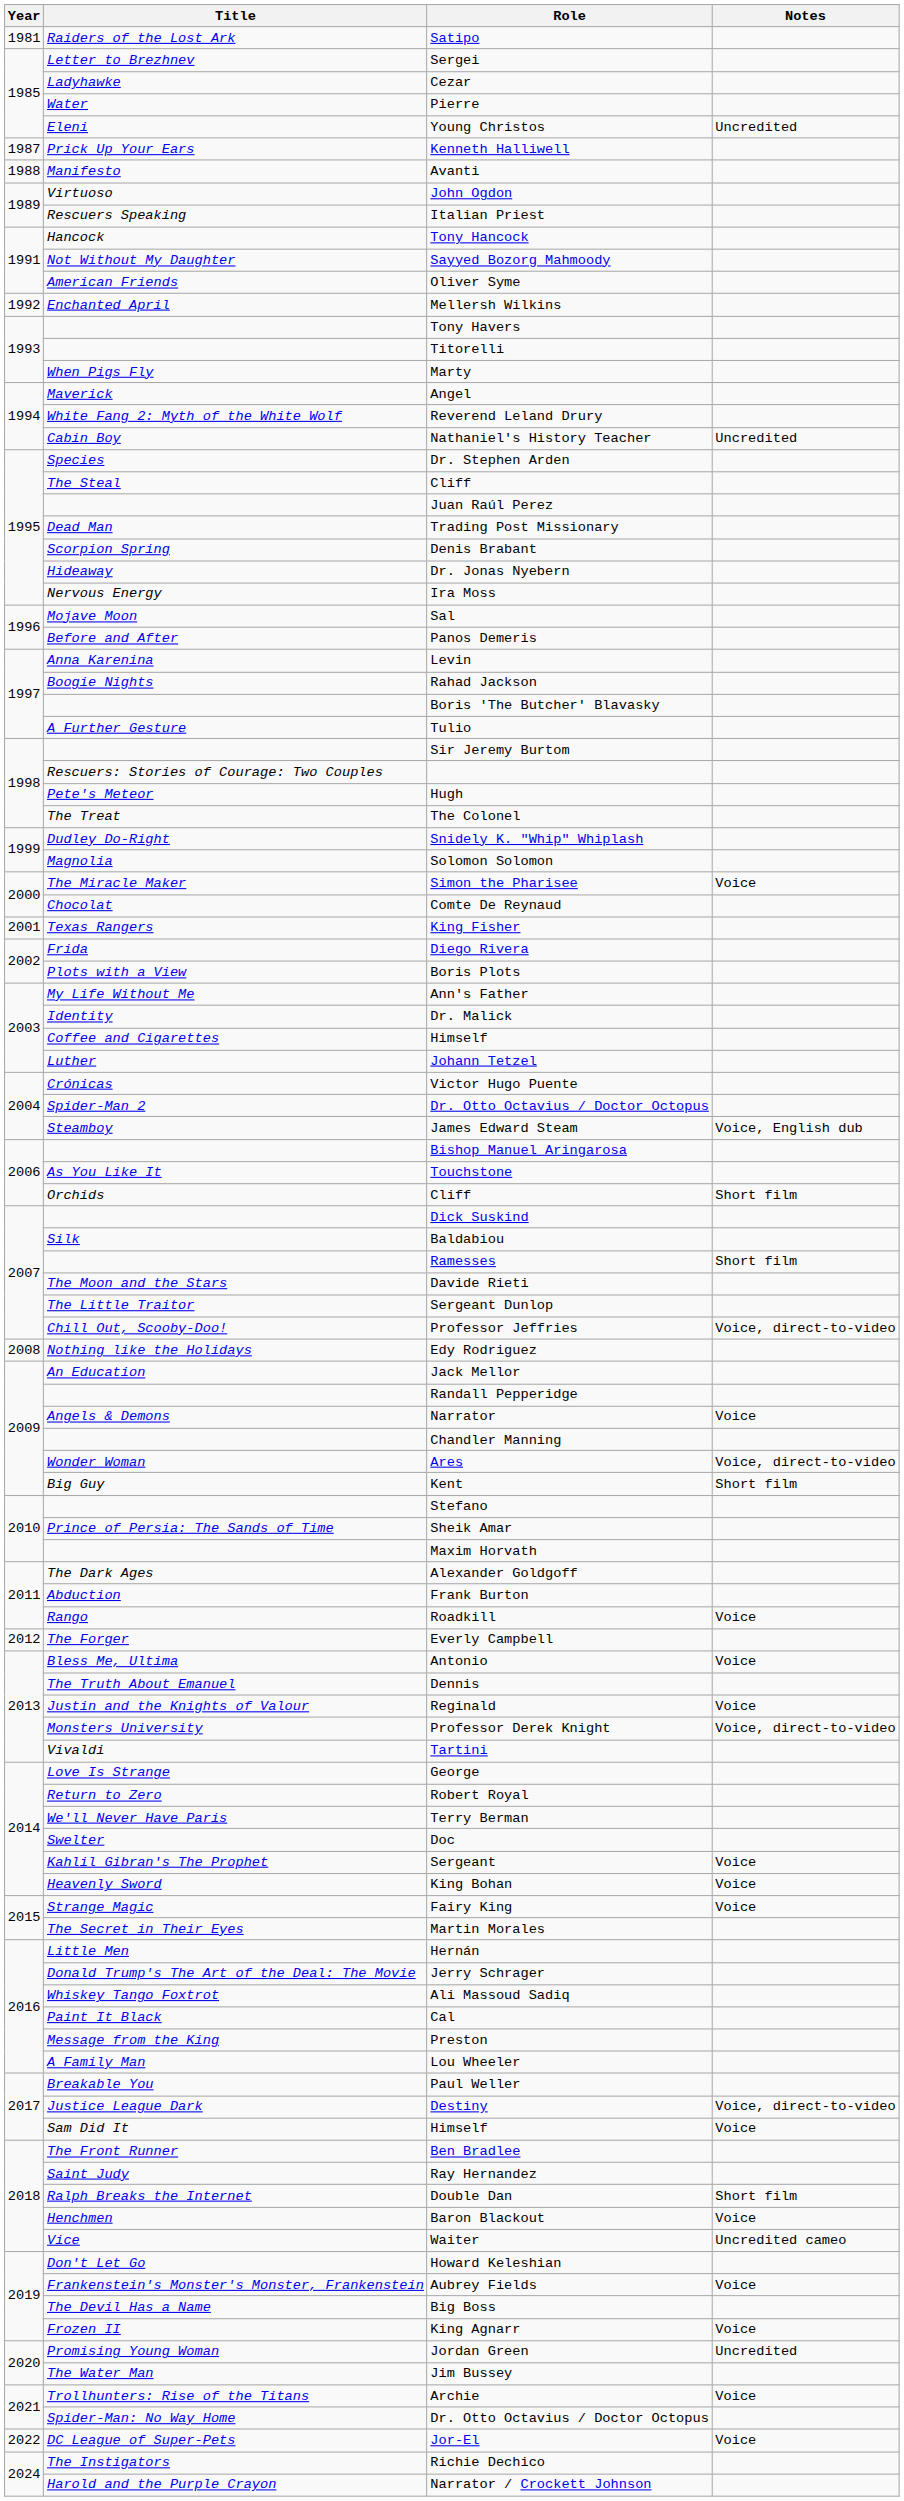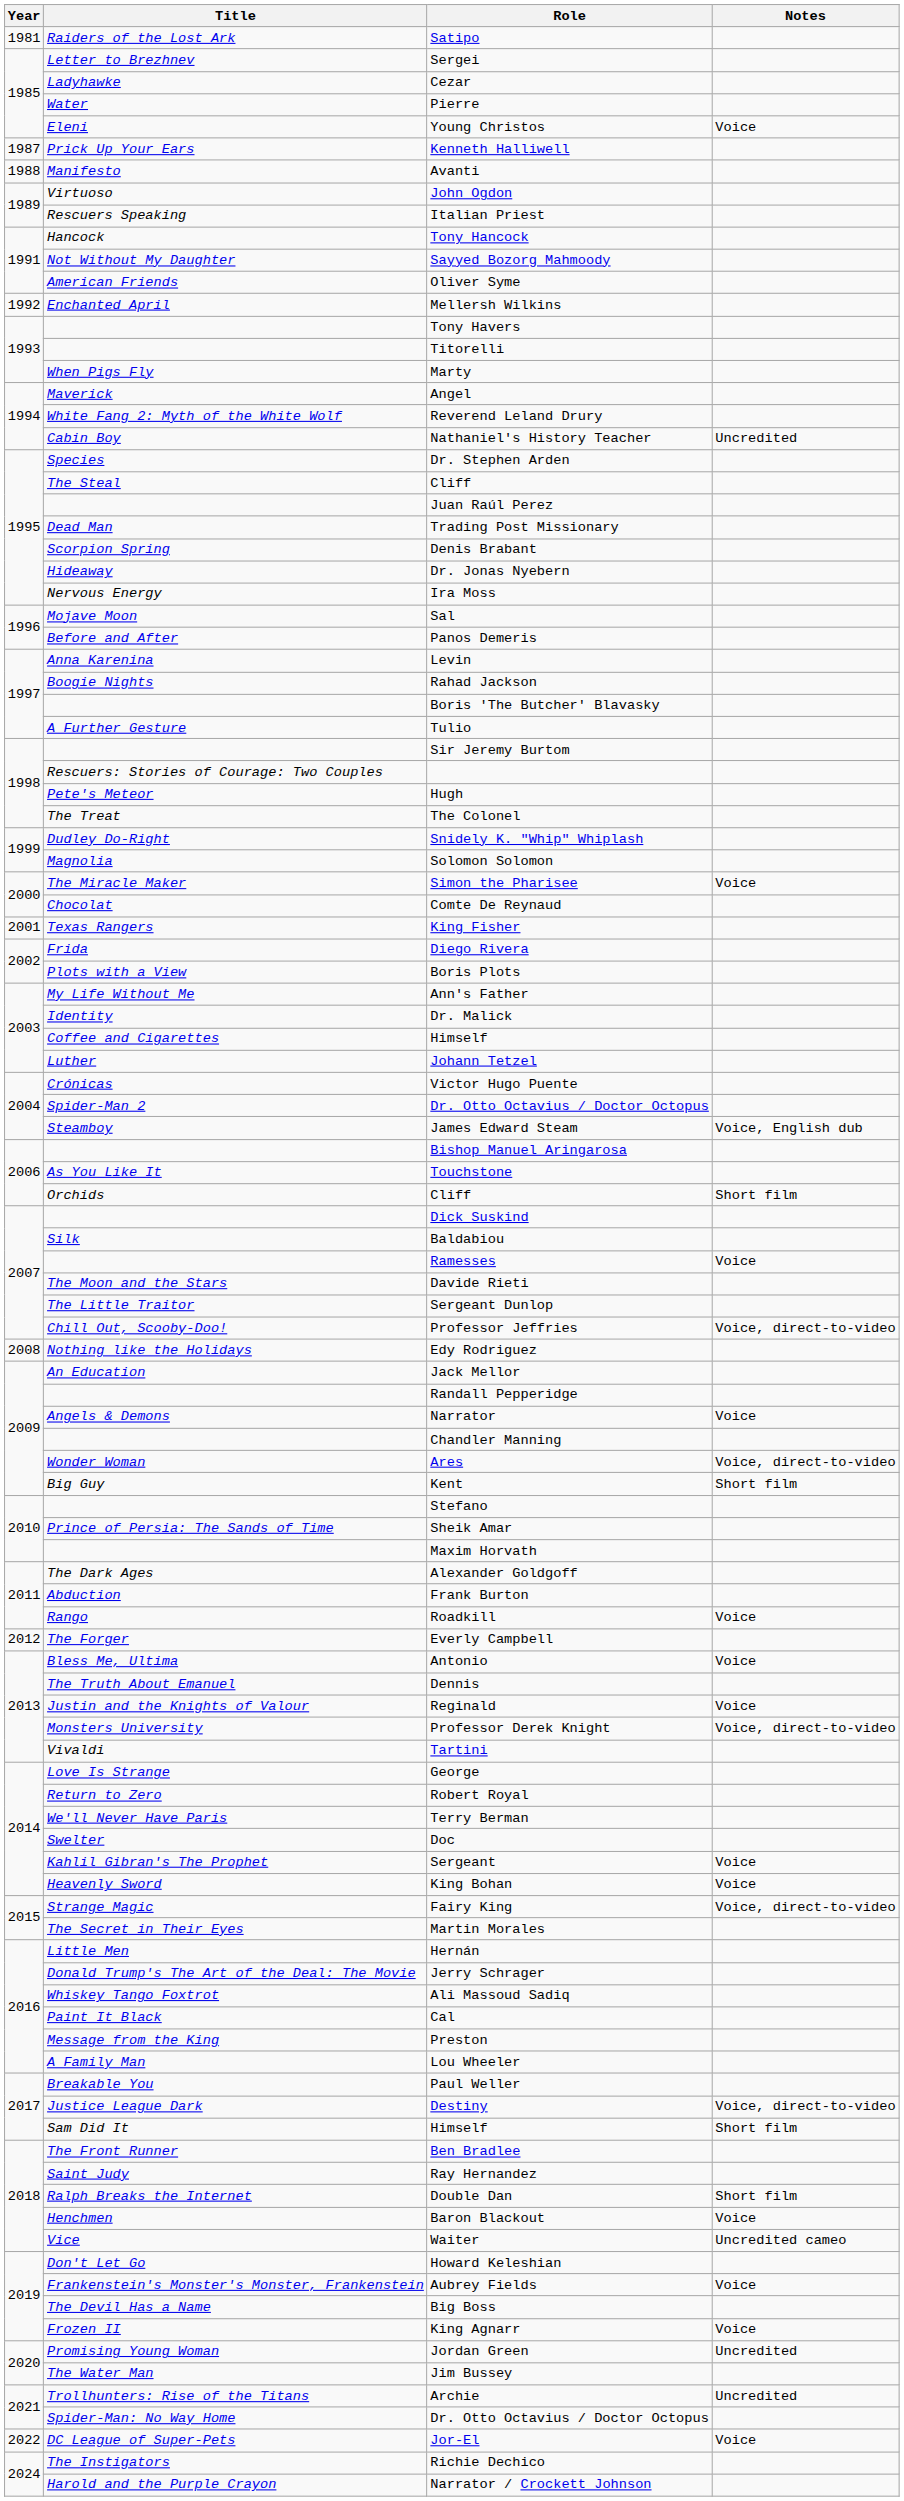(756, 127) Uncredited -> (736, 127) Voice
(756, 1261) Short film -> (736, 1261) Voice
(736, 1907) Voice -> (805, 1907) Voice, direct-to-video
(736, 2129) Voice -> (756, 2129) Short film
(736, 2396) Voice -> (756, 2396) Uncredited
